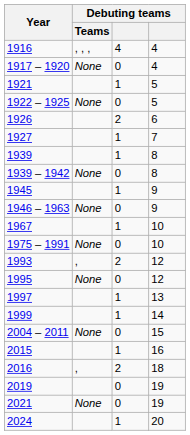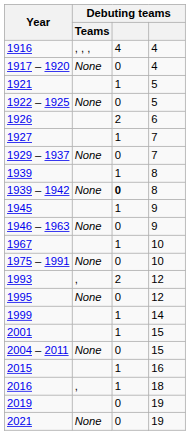+ row: (38, 156)
(118, 173) normal -> (118, 191) bold
- row: (20, 298)
+ row: (20, 333)
(118, 369) 2 -> (118, 386) 1
- row: (20, 422)
